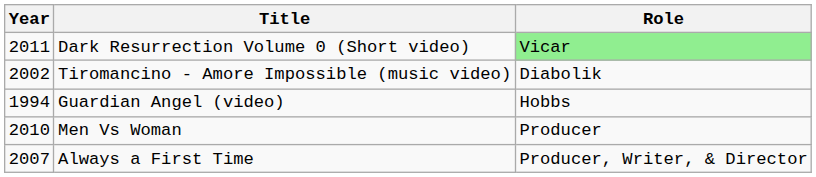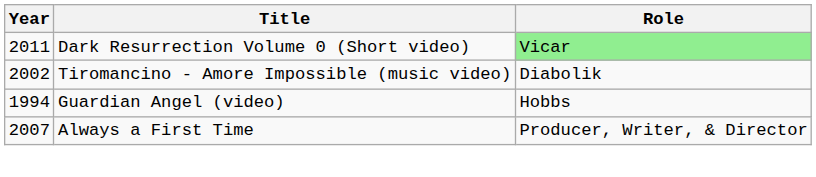- row: (120, 131)
